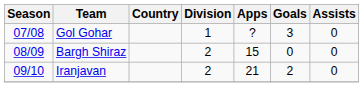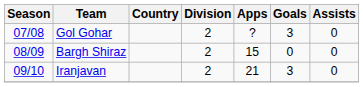(208, 33) 1 -> (208, 33) 2
(290, 71) 2 -> (290, 71) 3
